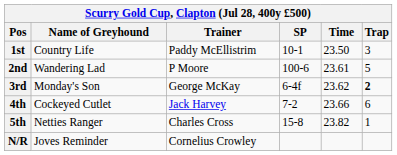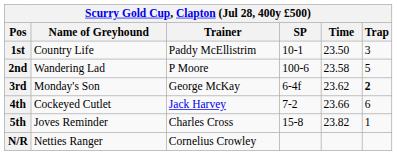(336, 68) 23.61 -> (336, 68) 23.58
(68, 123) Netties Ranger -> (71, 123) Joves Reminder
(71, 141) Joves Reminder -> (68, 141) Netties Ranger
